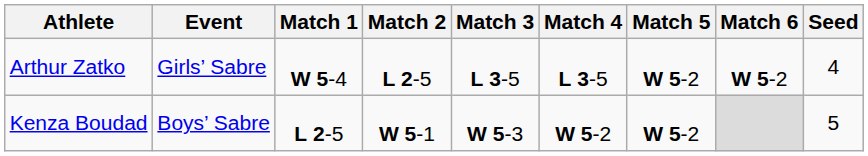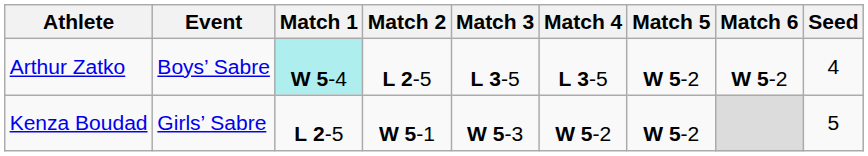(212, 67) Girls’ Sabre -> (214, 67) Boys’ Sabre
(319, 78) no background -> (319, 78) paleturquoise background
(214, 123) Boys’ Sabre -> (212, 123) Girls’ Sabre
